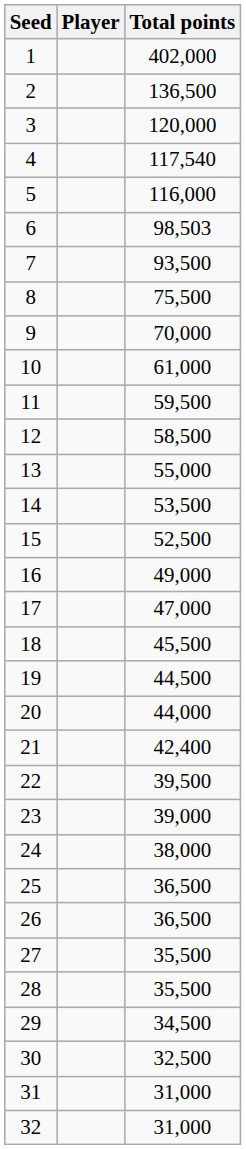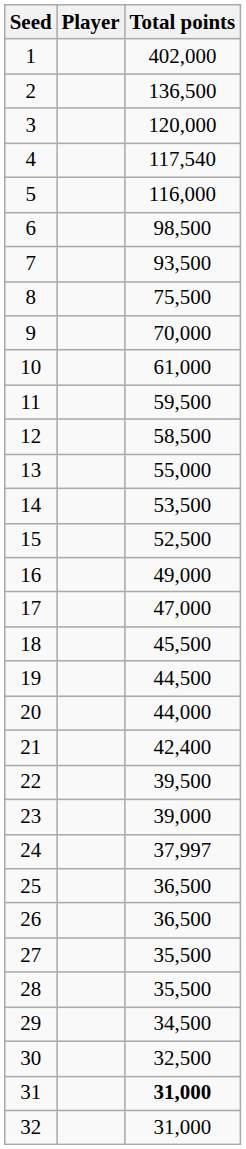(182, 228) 98,503 -> (182, 228) 98,500
(182, 850) 38,000 -> (182, 850) 37,997
(182, 1092) normal -> (182, 1092) bold
